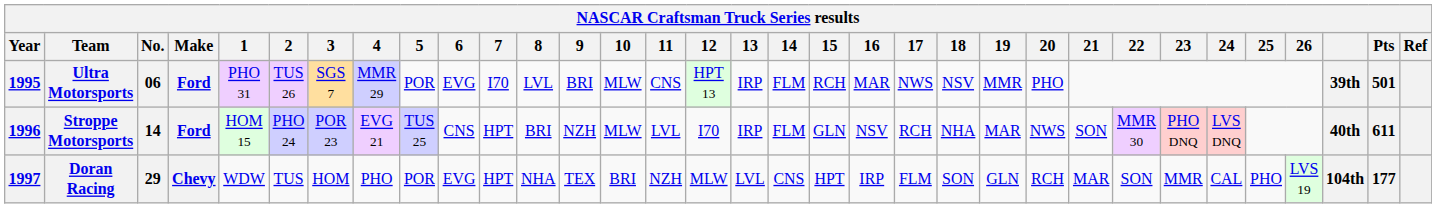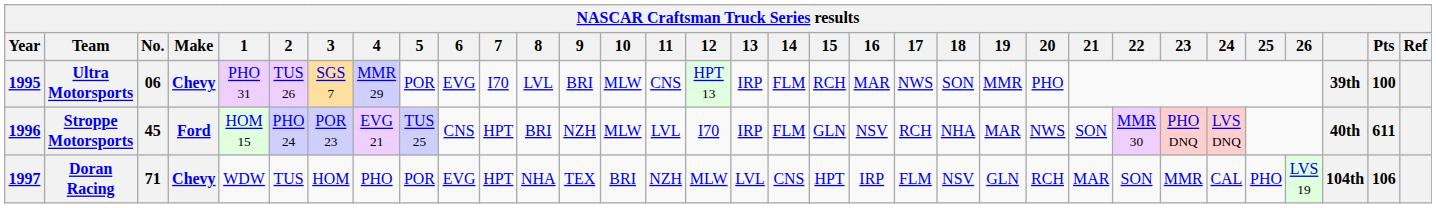(194, 83) Ford -> (194, 83) Chevy
(958, 83) NSV -> (958, 83) SON
(1384, 83) 501 -> (1384, 83) 100
(153, 131) 14 -> (153, 131) 45
(153, 178) 29 -> (153, 178) 71
(958, 178) SON -> (958, 178) NSV
(1384, 178) 177 -> (1384, 178) 106
